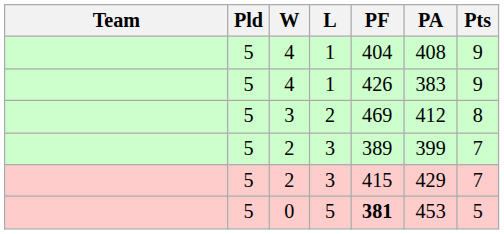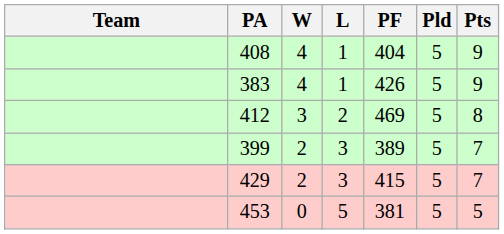columns swapped: (249, 20) <-> (431, 20)
(377, 212) bold -> (390, 212) normal
